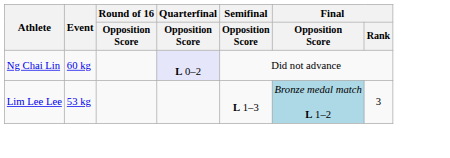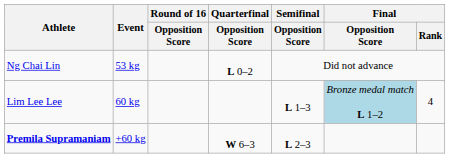(79, 66) 60 kg -> (127, 66) 53 kg
(188, 72) lavender background -> (240, 72) no background
(79, 102) 53 kg -> (127, 102) 60 kg
(378, 102) 3 -> (430, 102) 4
+ row: (59, 138)
